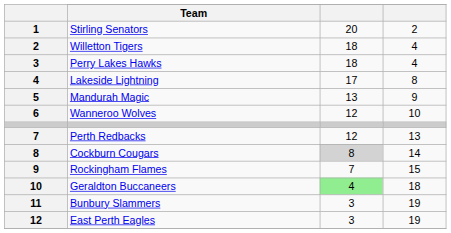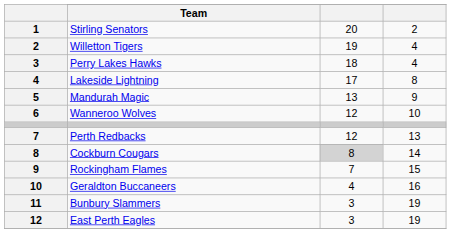(351, 47) 18 -> (351, 47) 19
(351, 186) lightgreen background -> (351, 186) no background
(414, 186) 18 -> (414, 186) 16
